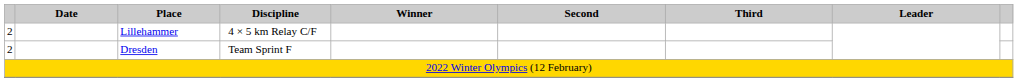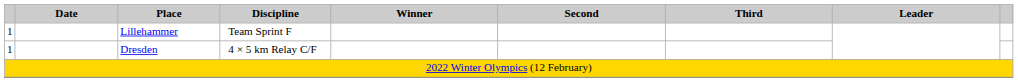(10, 31) 2 -> (10, 31) 1
(270, 31) 4 × 5 km Relay C/F -> (257, 31) Team Sprint F
(10, 49) 2 -> (10, 49) 1
(257, 49) Team Sprint F -> (270, 49) 4 × 5 km Relay C/F
